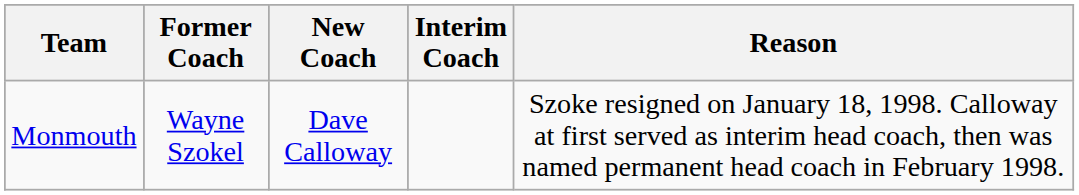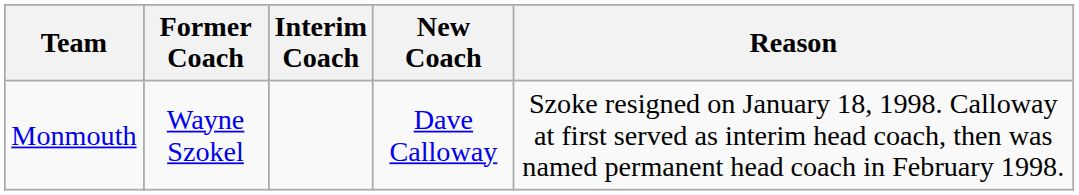columns swapped: (461, 42) <-> (338, 42)
